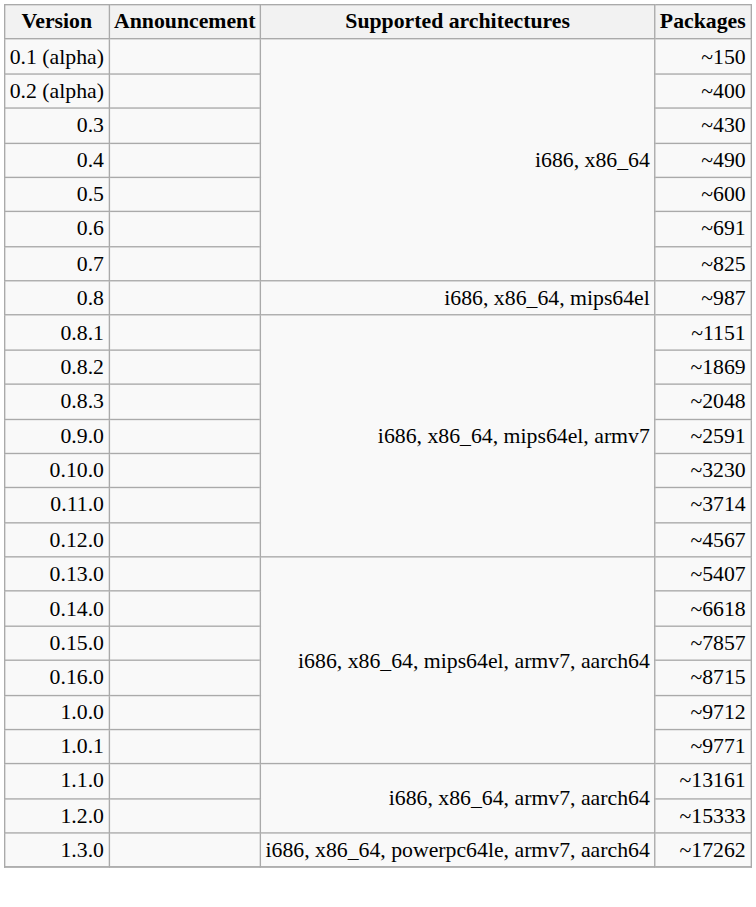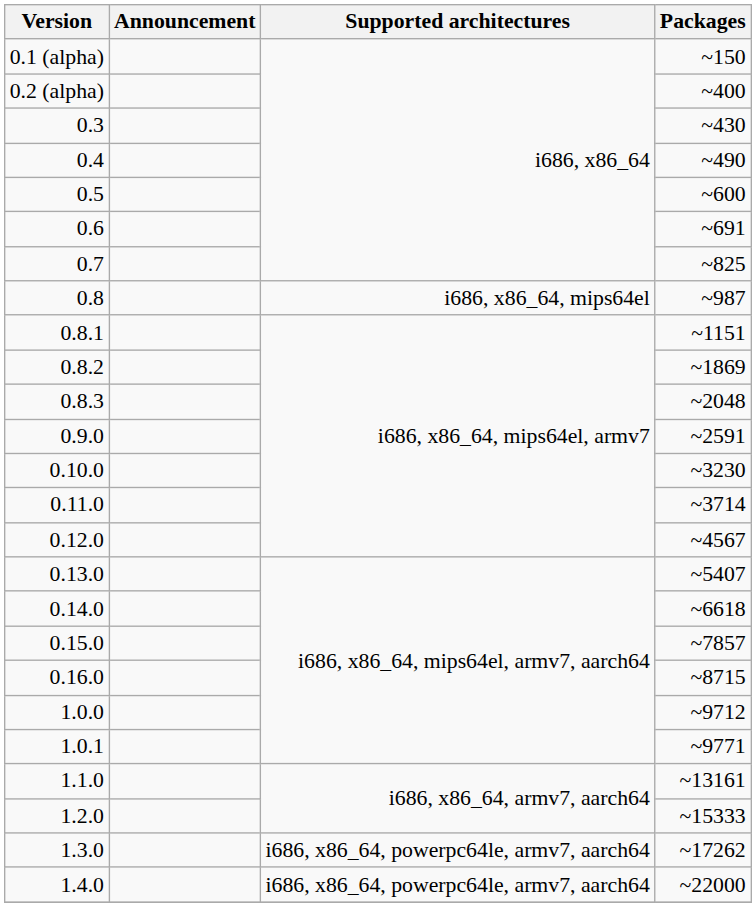+ row: (82, 884)
